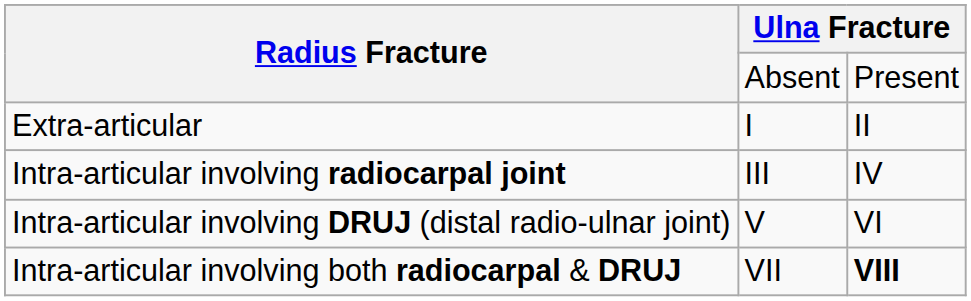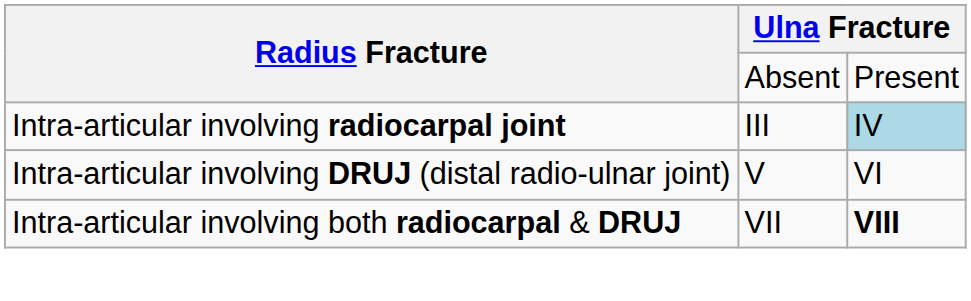- row: (107, 125)
(868, 174) no background -> (868, 125) lightblue background
